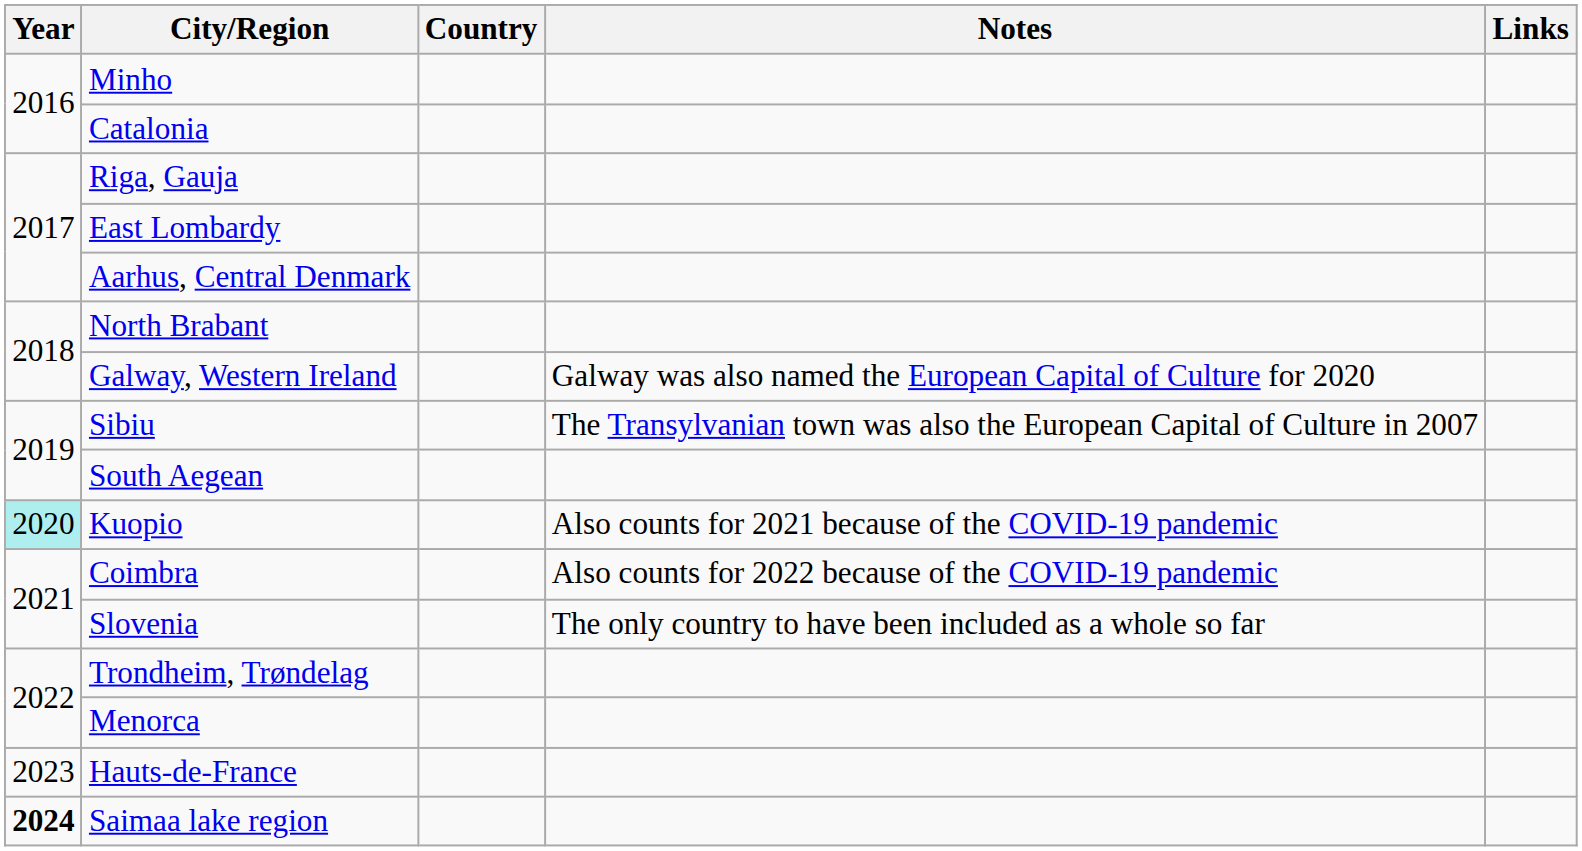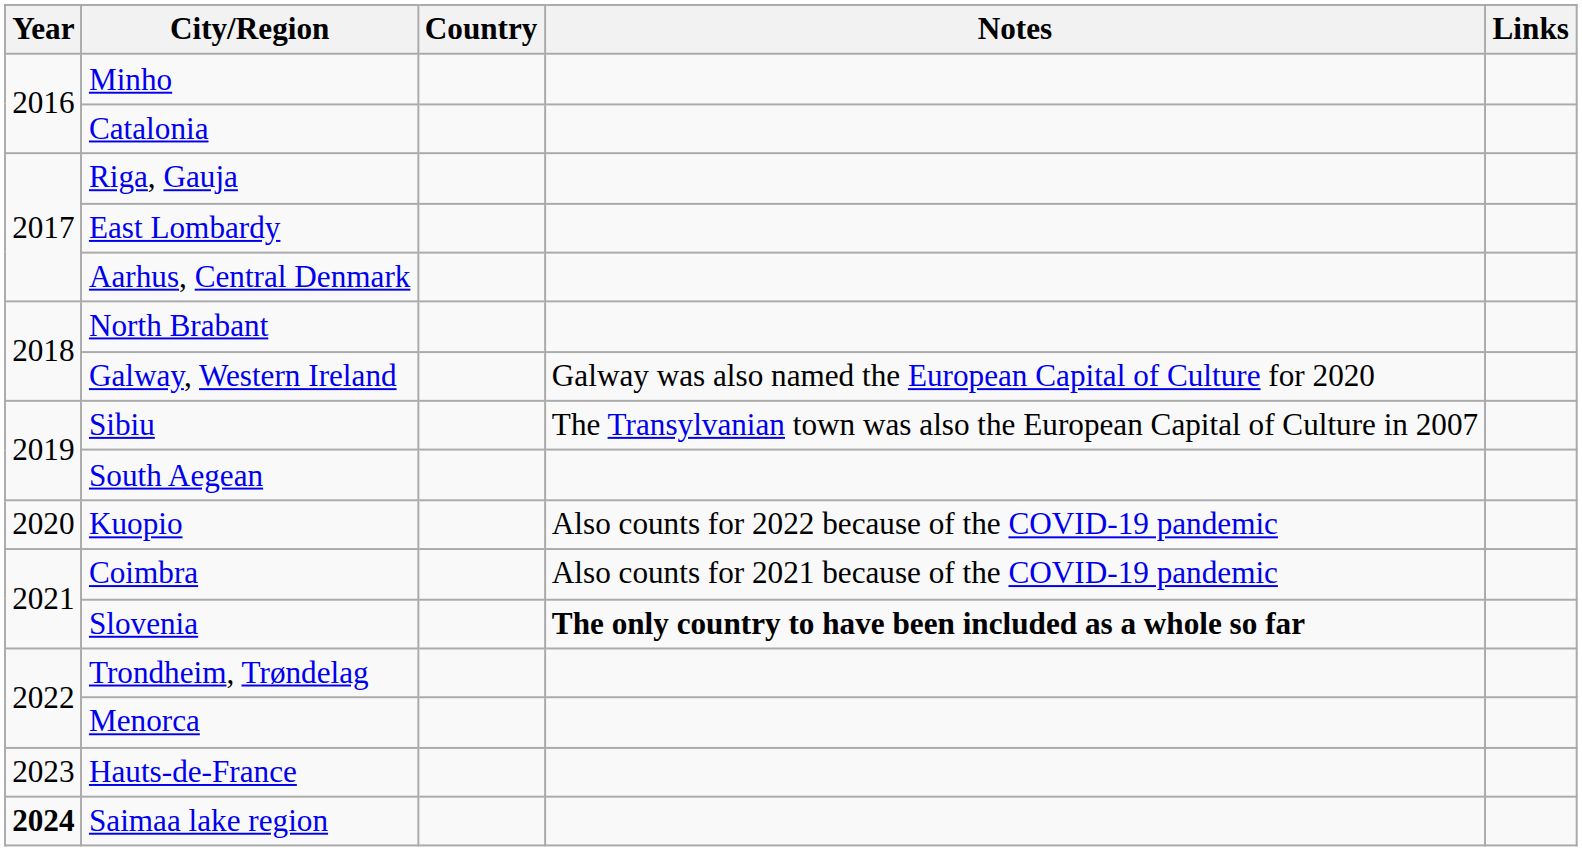(43, 524) paleturquoise background -> (43, 524) no background
(915, 524) Also counts for 2021 because of the COVID-19 pandemic -> (915, 524) Also counts for 2022 because of the COVID-19 pandemic
(915, 573) Also counts for 2022 because of the COVID-19 pandemic -> (915, 573) Also counts for 2021 because of the COVID-19 pandemic
(908, 623) normal -> (928, 623) bold
